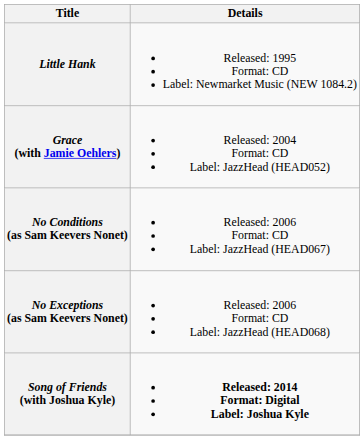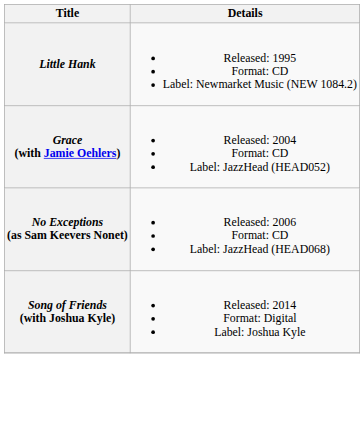- row: (67, 229)
(245, 401) bold -> (245, 318) normal
